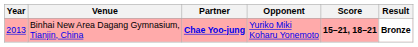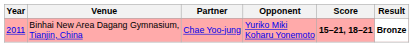(16, 30) 2013 -> (16, 30) 2011
(214, 30) bold -> (212, 30) normal
